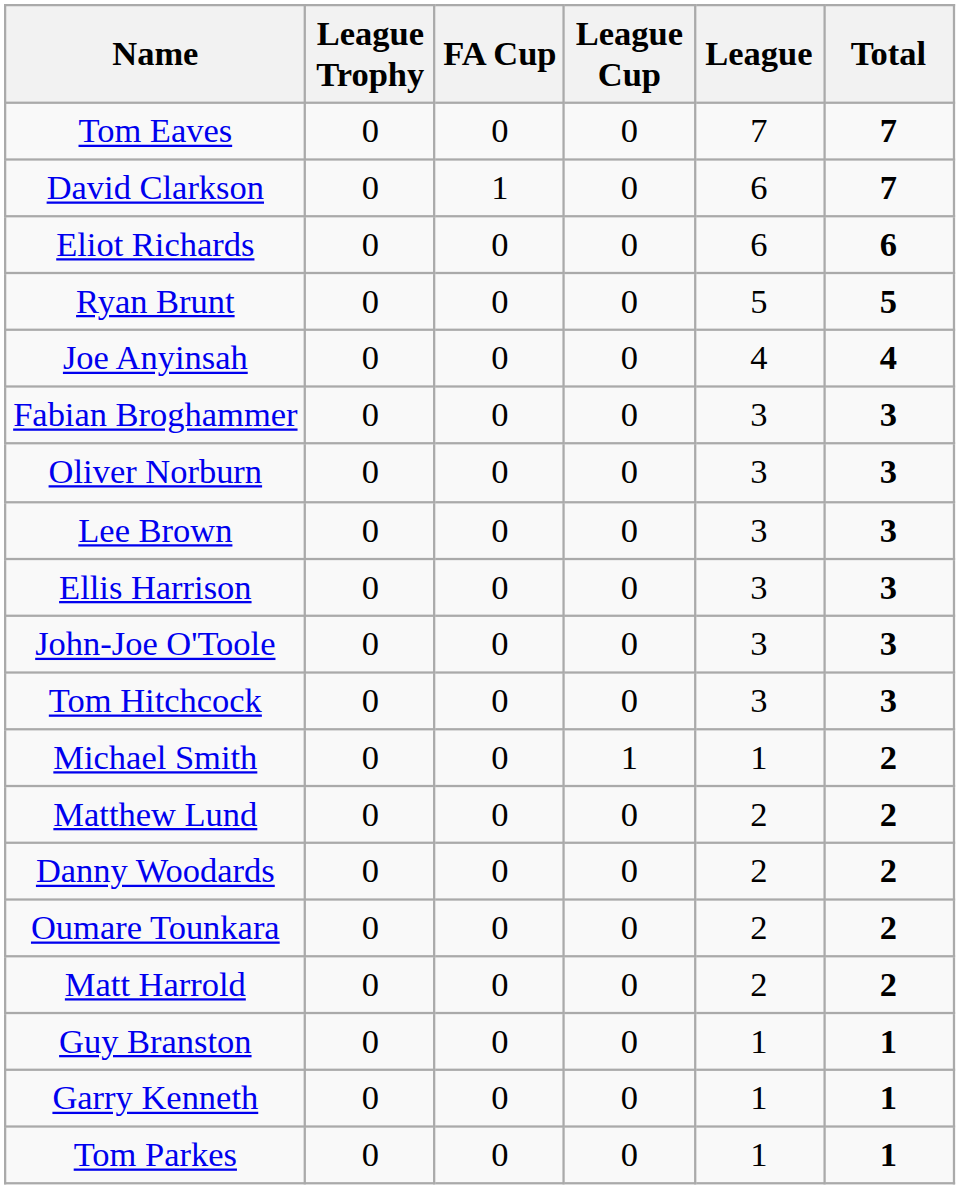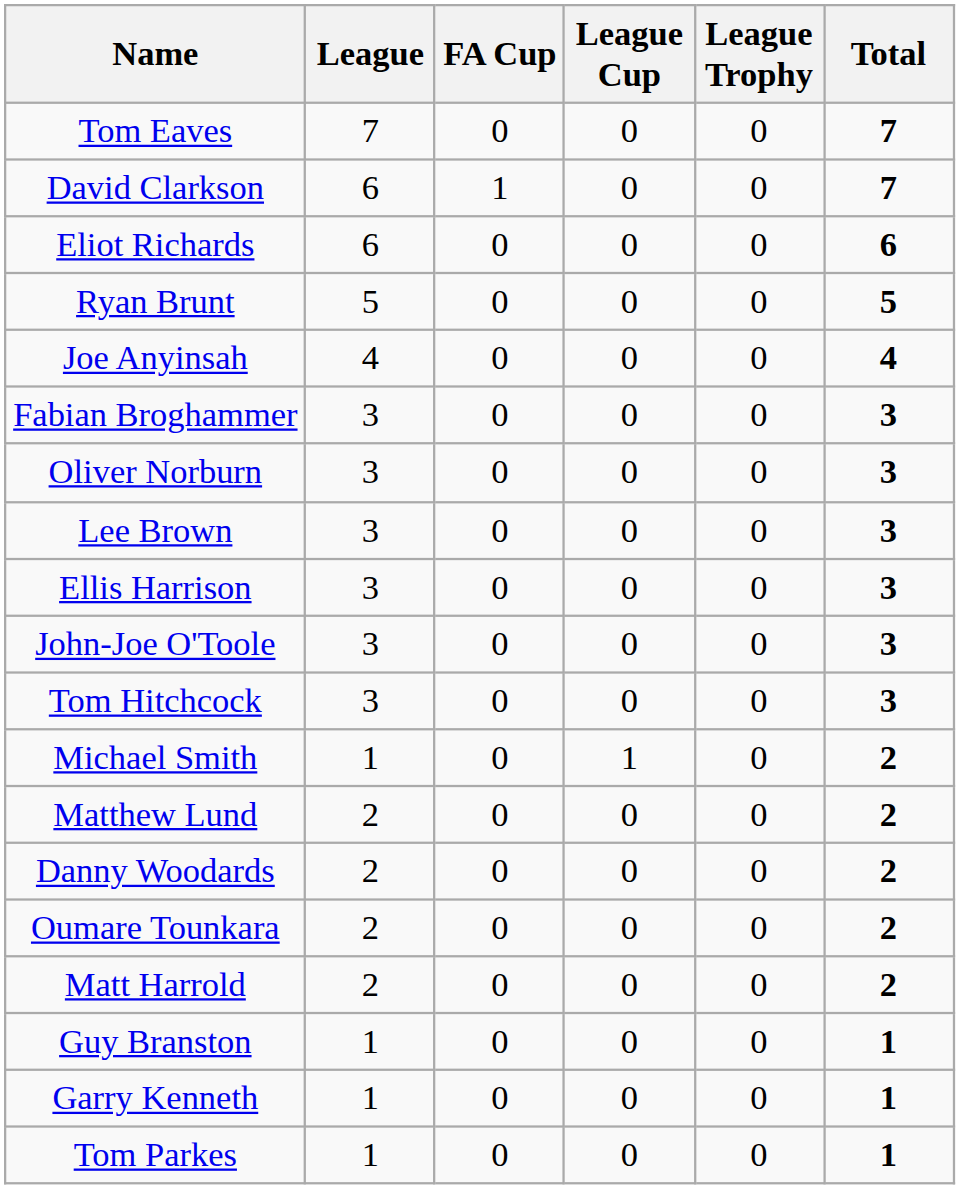columns swapped: (759, 53) <-> (370, 53)
